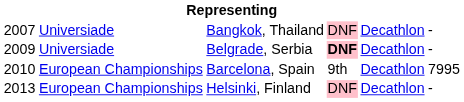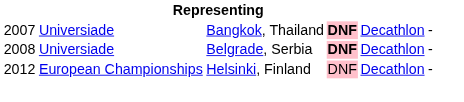(342, 30) normal -> (342, 30) bold
(20, 49) 2009 -> (20, 49) 2008
- row: (261, 69)
(20, 89) 2013 -> (20, 69) 2012
